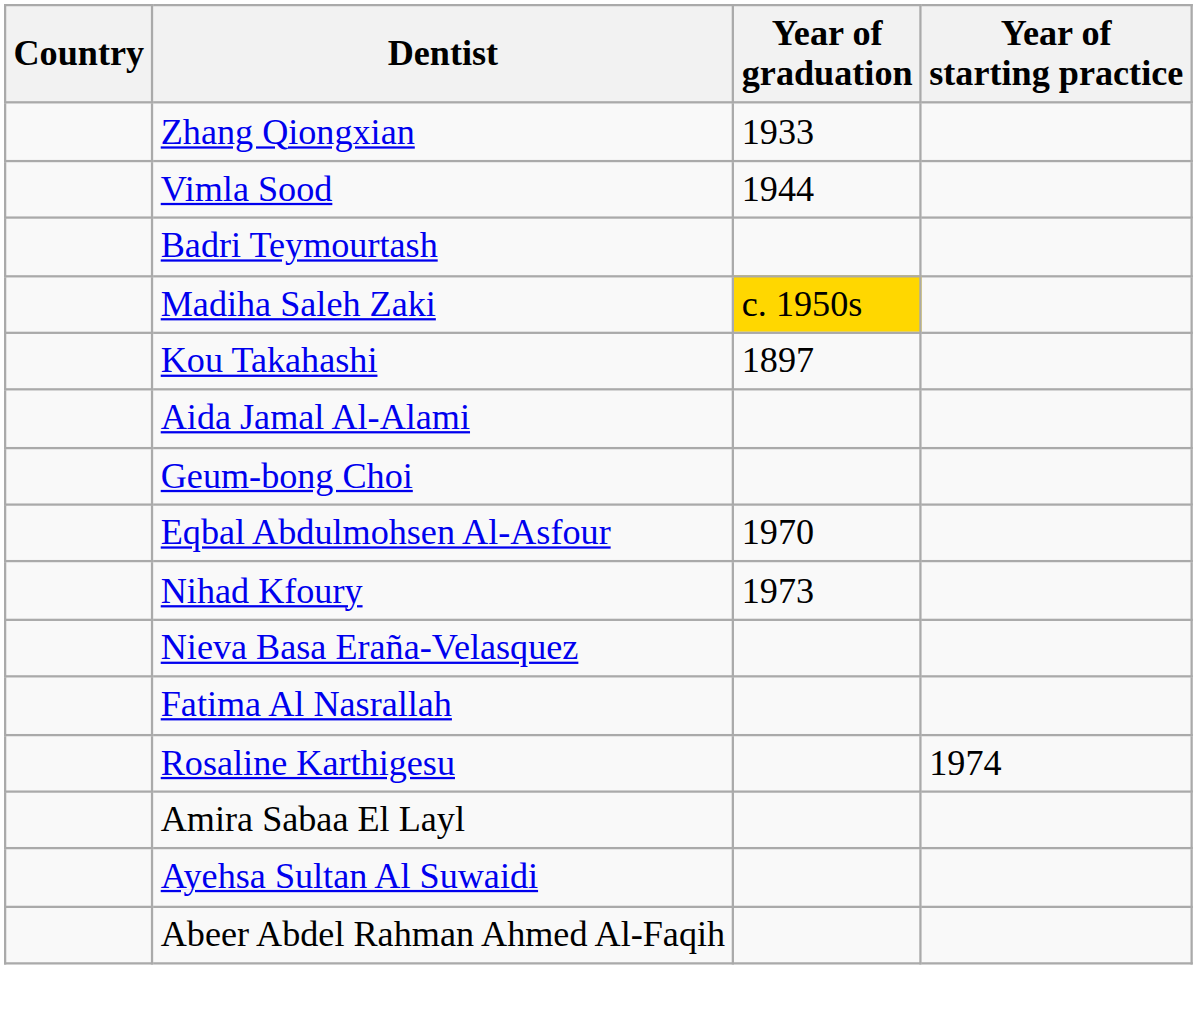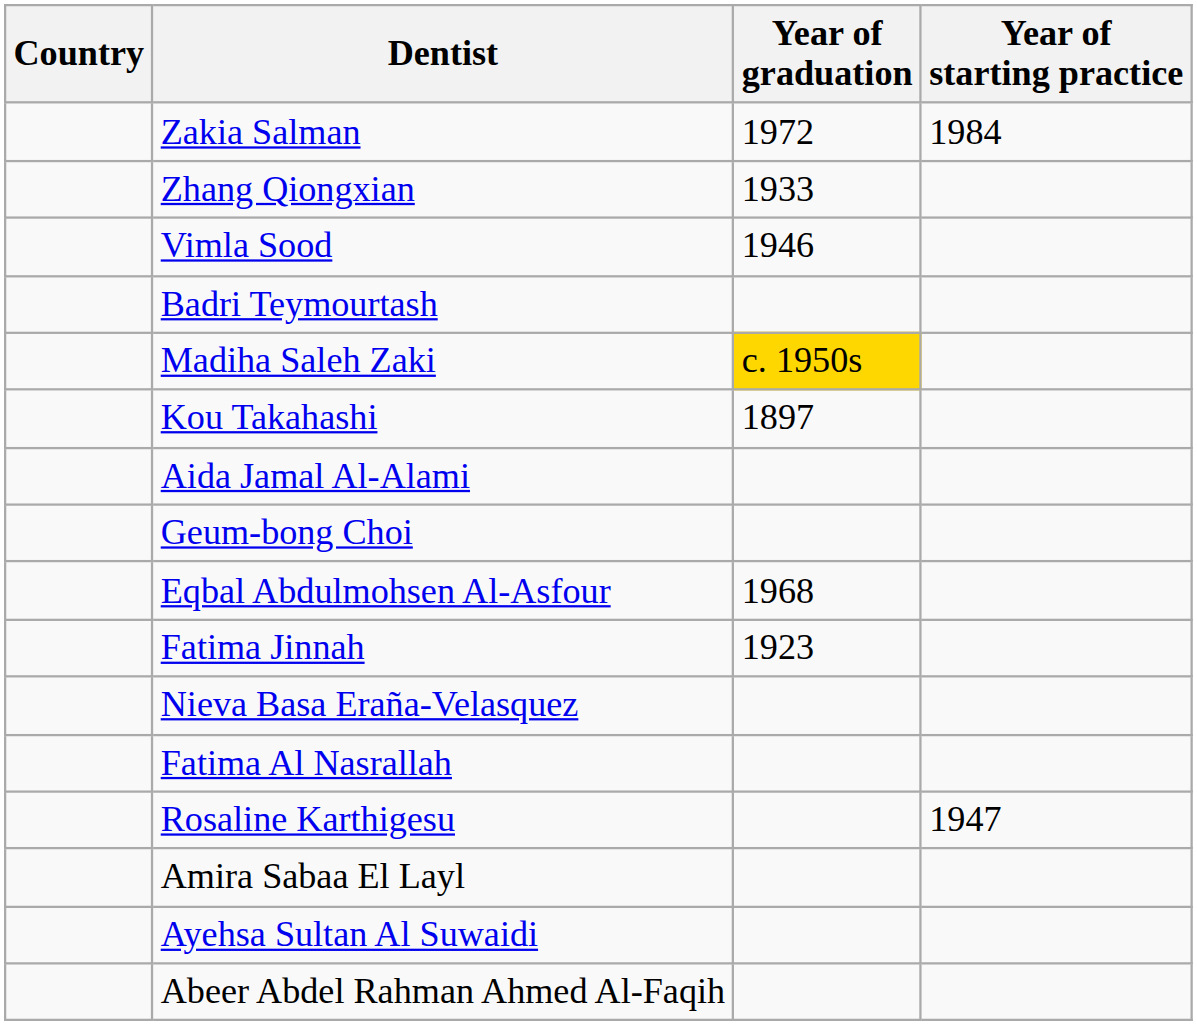+ row: (261, 131)
(778, 188) 1944 -> (778, 245) 1946
(778, 532) 1970 -> (778, 589) 1968
- row: (262, 589)
+ row: (263, 647)
(965, 762) 1974 -> (965, 819) 1947
